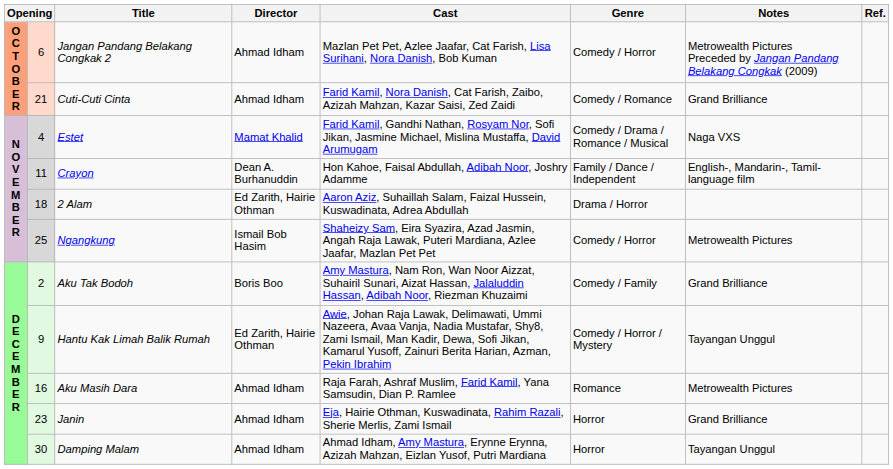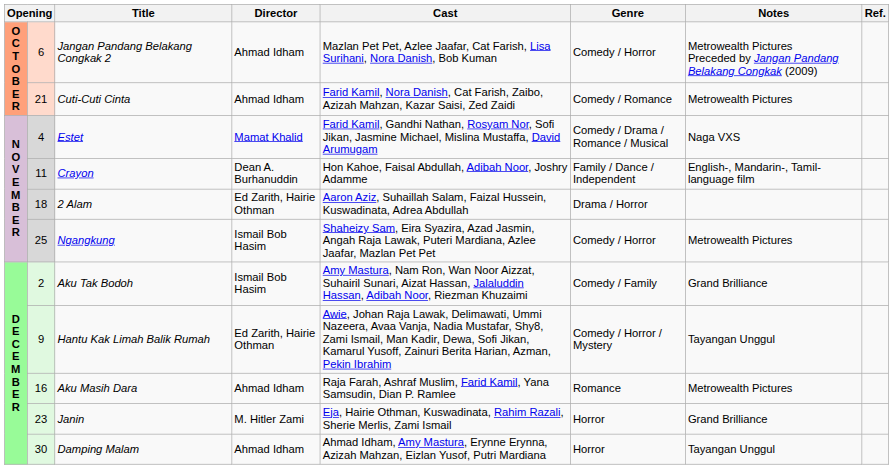(728, 99) Grand Brilliance -> (740, 99) Metrowealth Pictures
(259, 283) Boris Boo -> (260, 283) Ismail Bob Hasim
(269, 418) Ahmad Idham -> (269, 418) M. Hitler Zami
